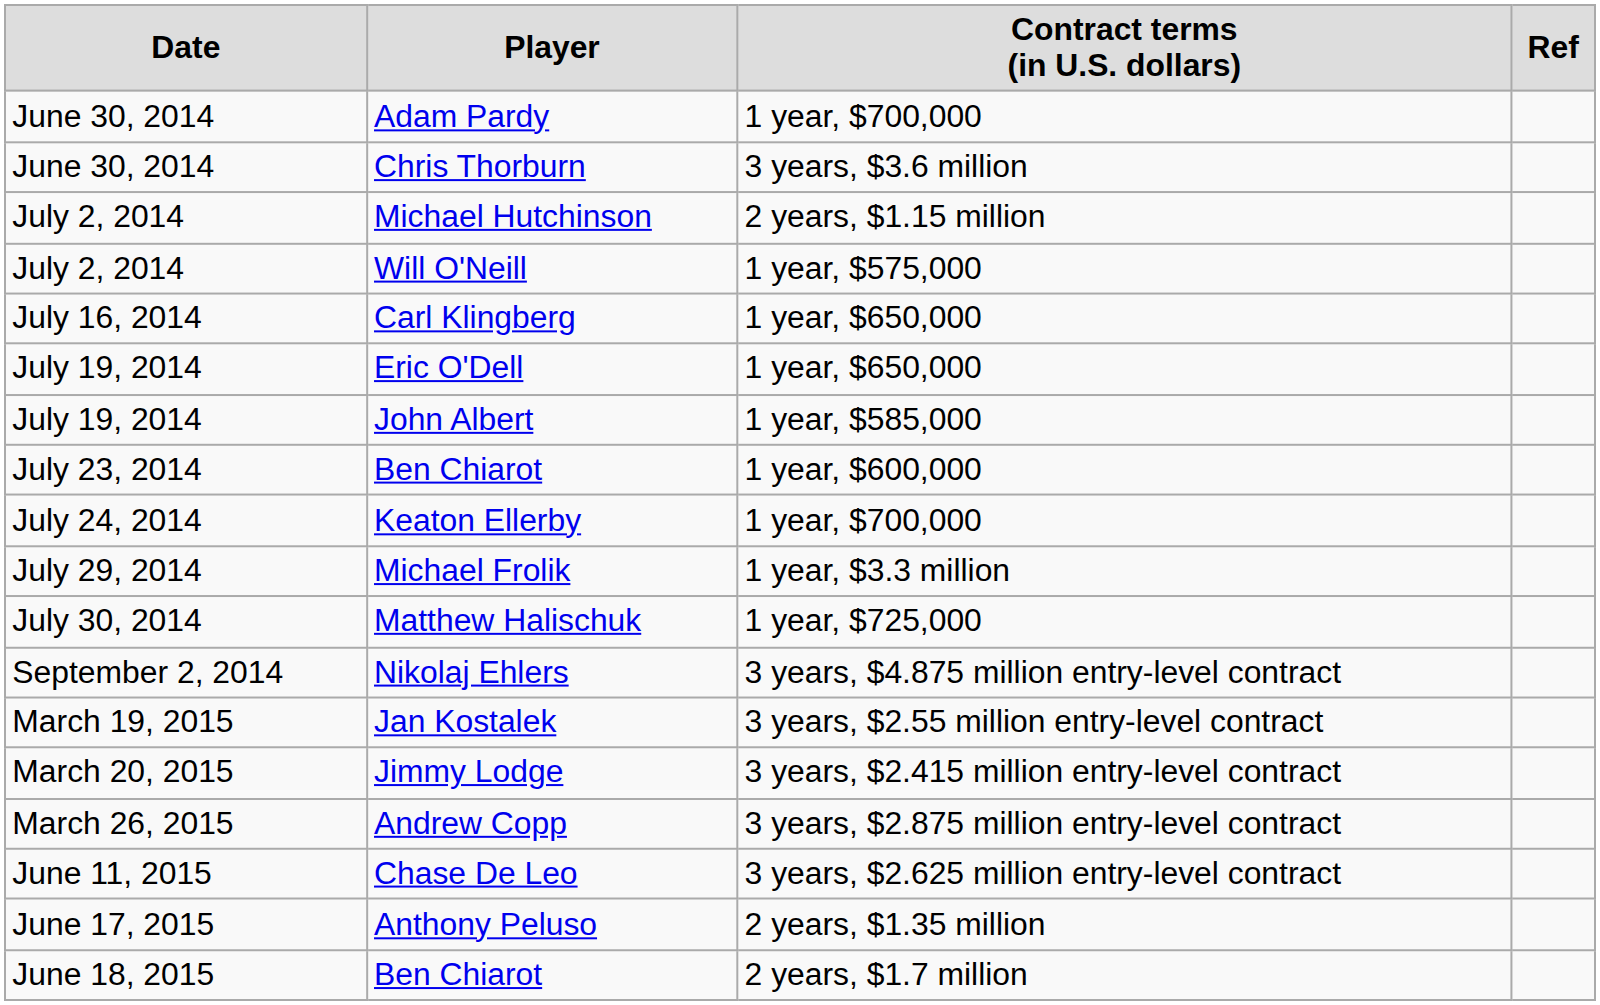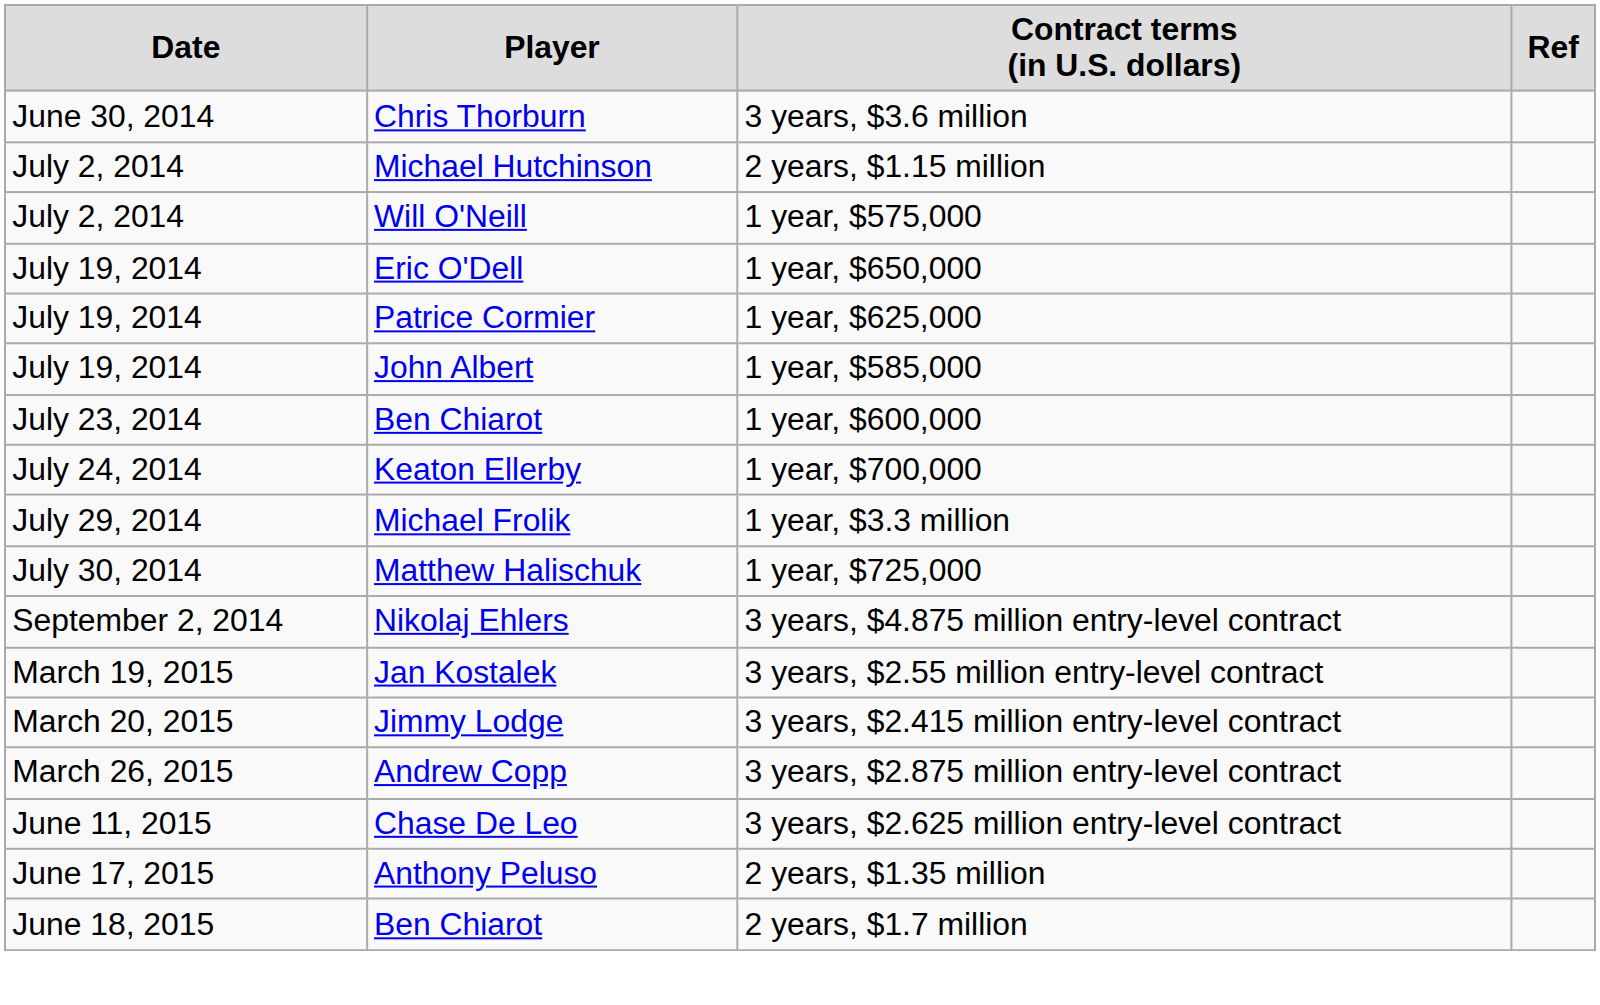- row: (462, 116)
- row: (475, 318)
+ row: (485, 318)
